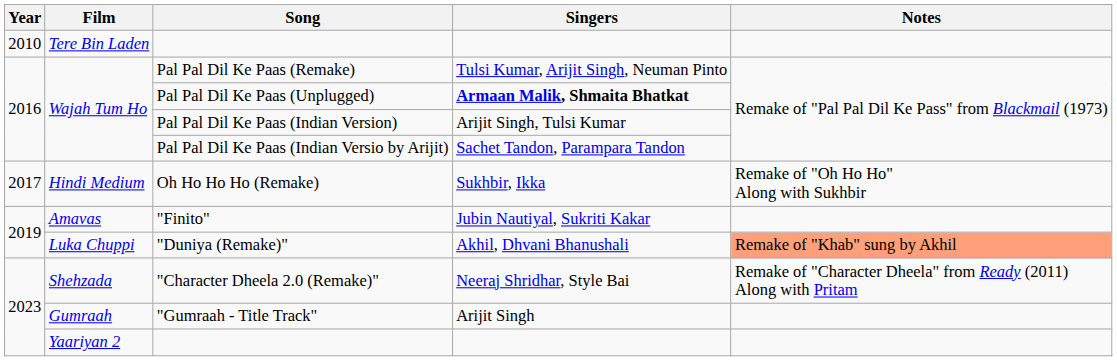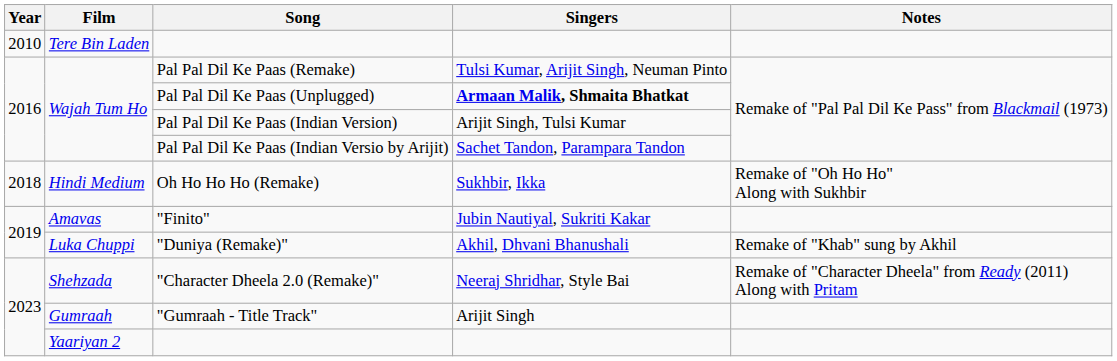(25, 183) 2017 -> (25, 183) 2018
(846, 245) lightsalmon background -> (846, 245) no background
